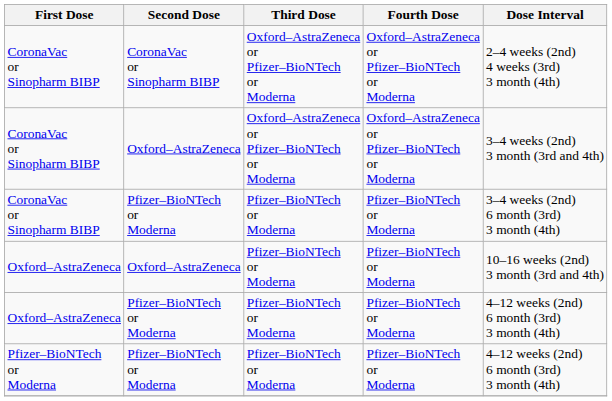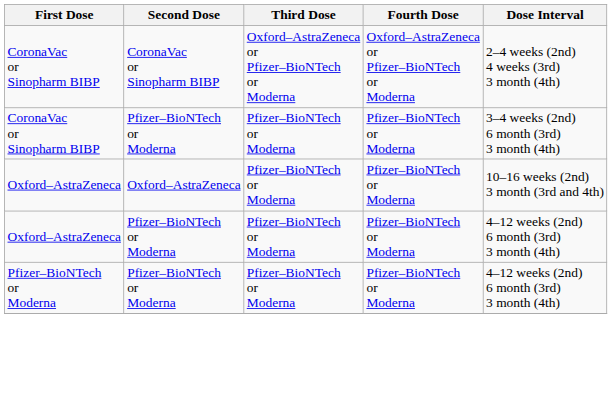- row: (54, 148)
